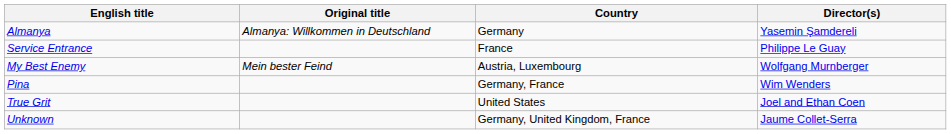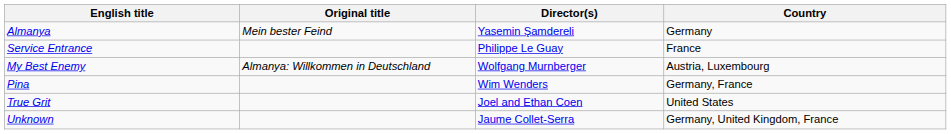columns swapped: (852, 13) <-> (616, 13)
(336, 31) Almanya: Willkommen in Deutschland -> (287, 31) Mein bester Feind
(287, 66) Mein bester Feind -> (336, 66) Almanya: Willkommen in Deutschland
